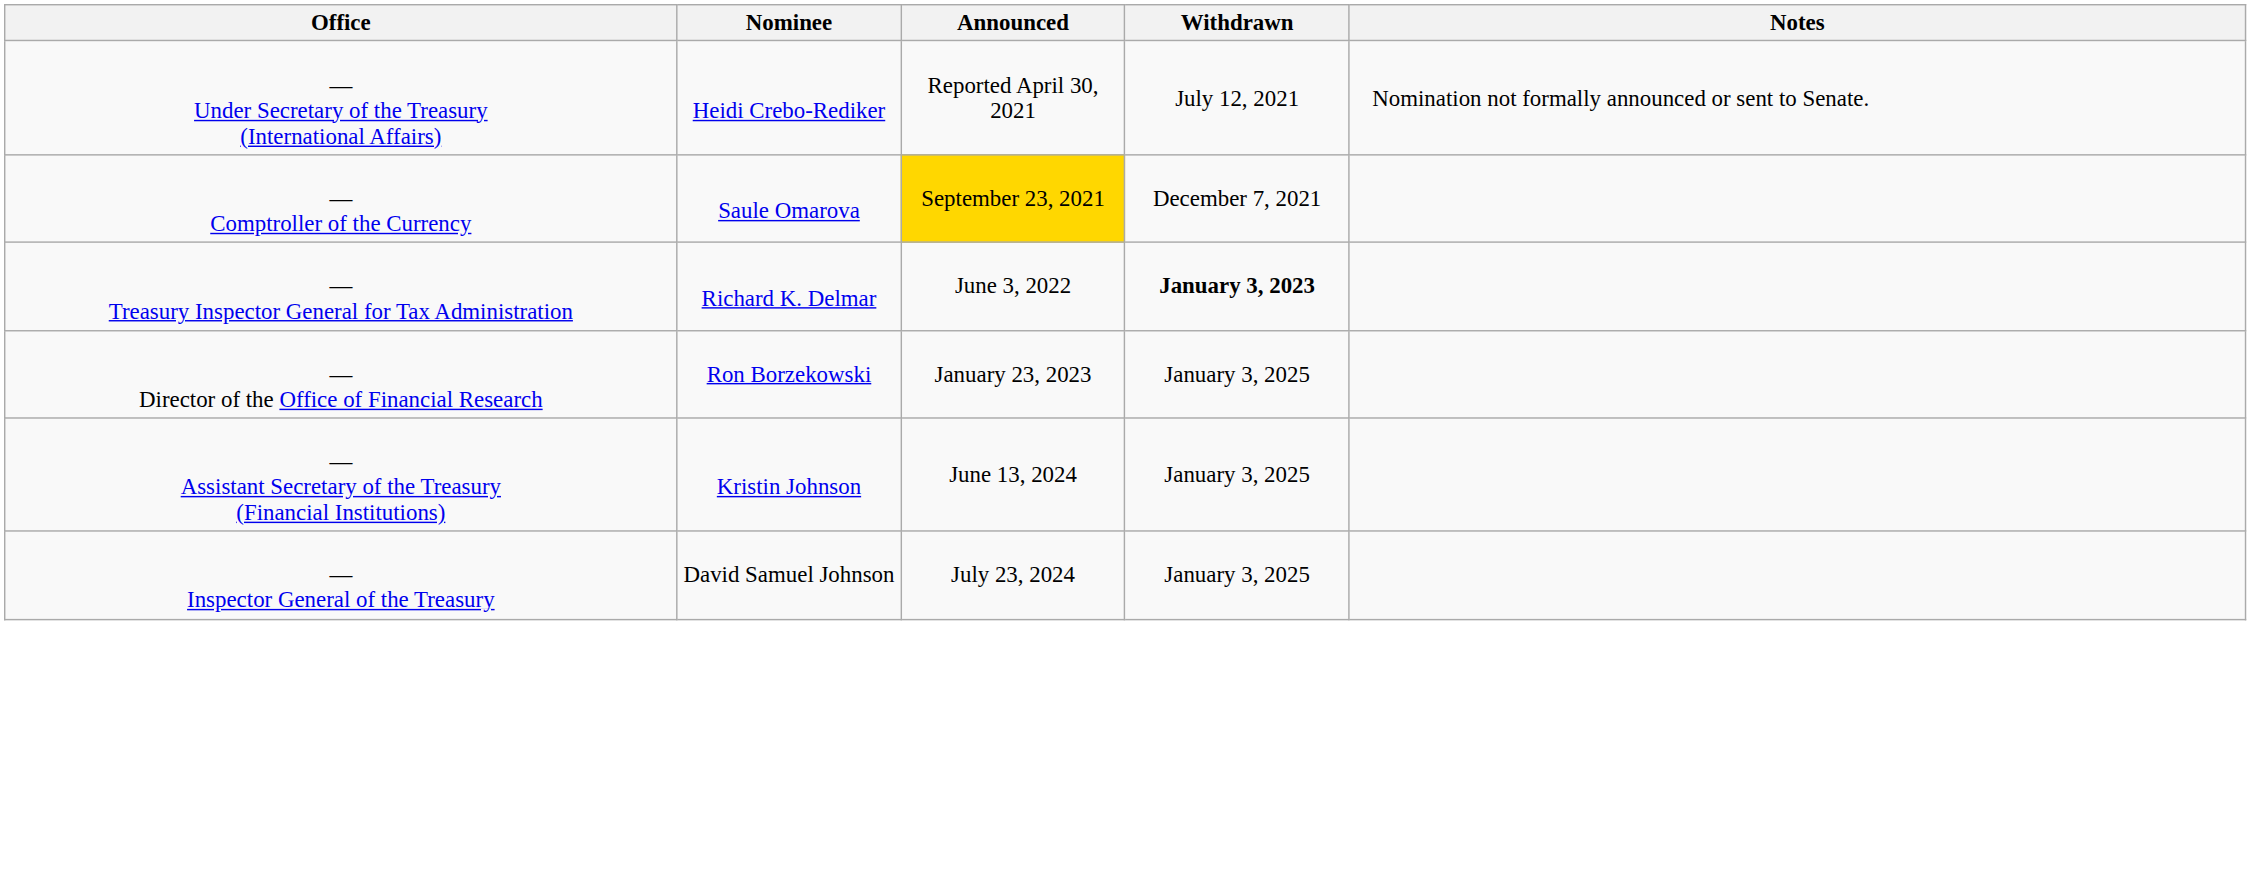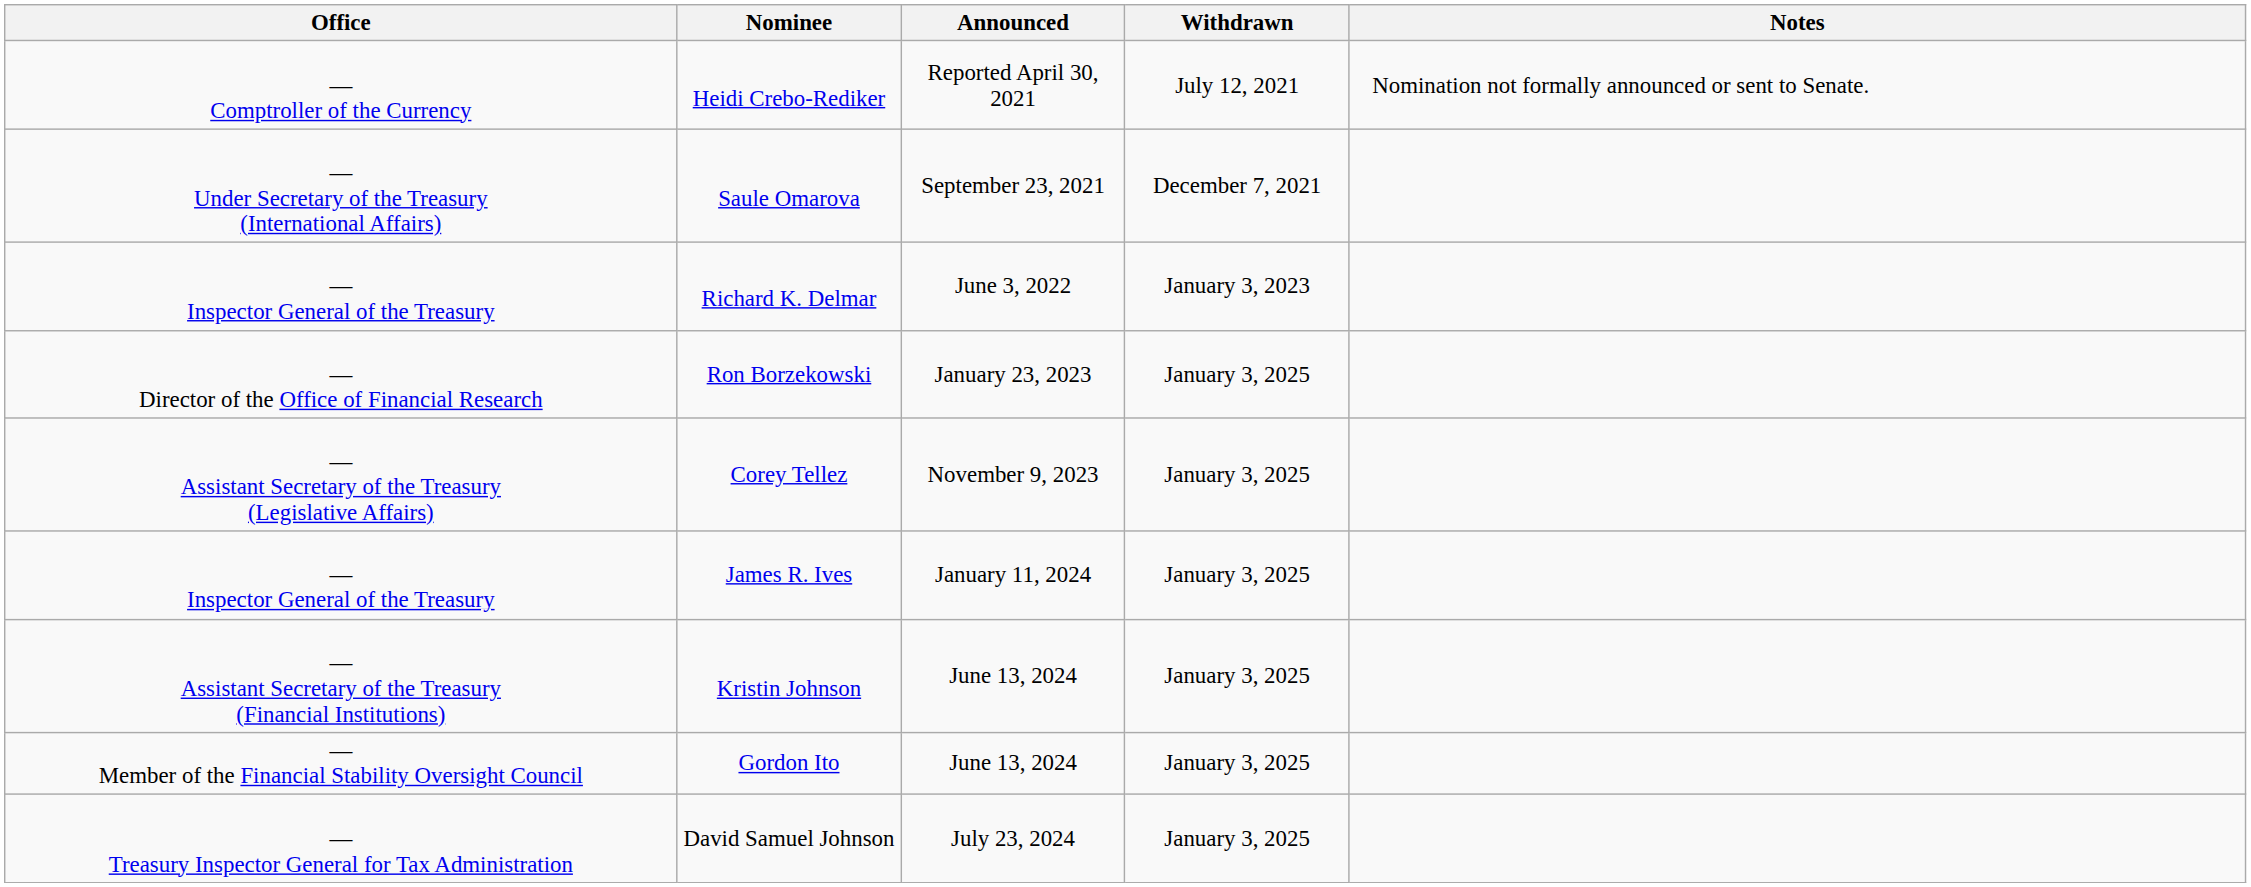(341, 110) — Under Secretary of the Treasury (International Affairs) -> (341, 97) — Comptroller of the Currency
(341, 211) — Comptroller of the Currency -> (341, 198) — Under Secretary of the Treasury (International Affairs)
(1013, 198) gold background -> (1013, 185) no background
(341, 298) — Treasury Inspector General for Tax Administration -> (341, 298) — Inspector General of the Treasury
(1237, 285) bold -> (1237, 285) normal
+ row: (789, 474)
+ row: (789, 574)
+ row: (789, 763)
(341, 587) — Inspector General of the Treasury -> (341, 851) — Treasury Inspector General for Tax Administration
